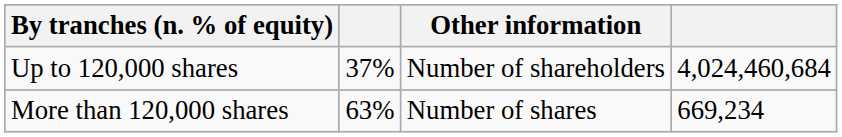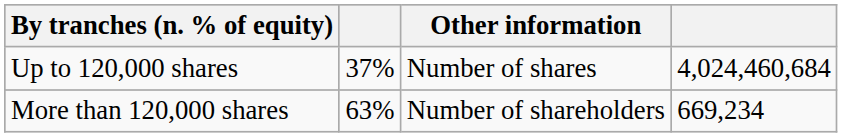(536, 68) Number of shareholders -> (502, 68) Number of shares
(502, 110) Number of shares -> (536, 110) Number of shareholders
